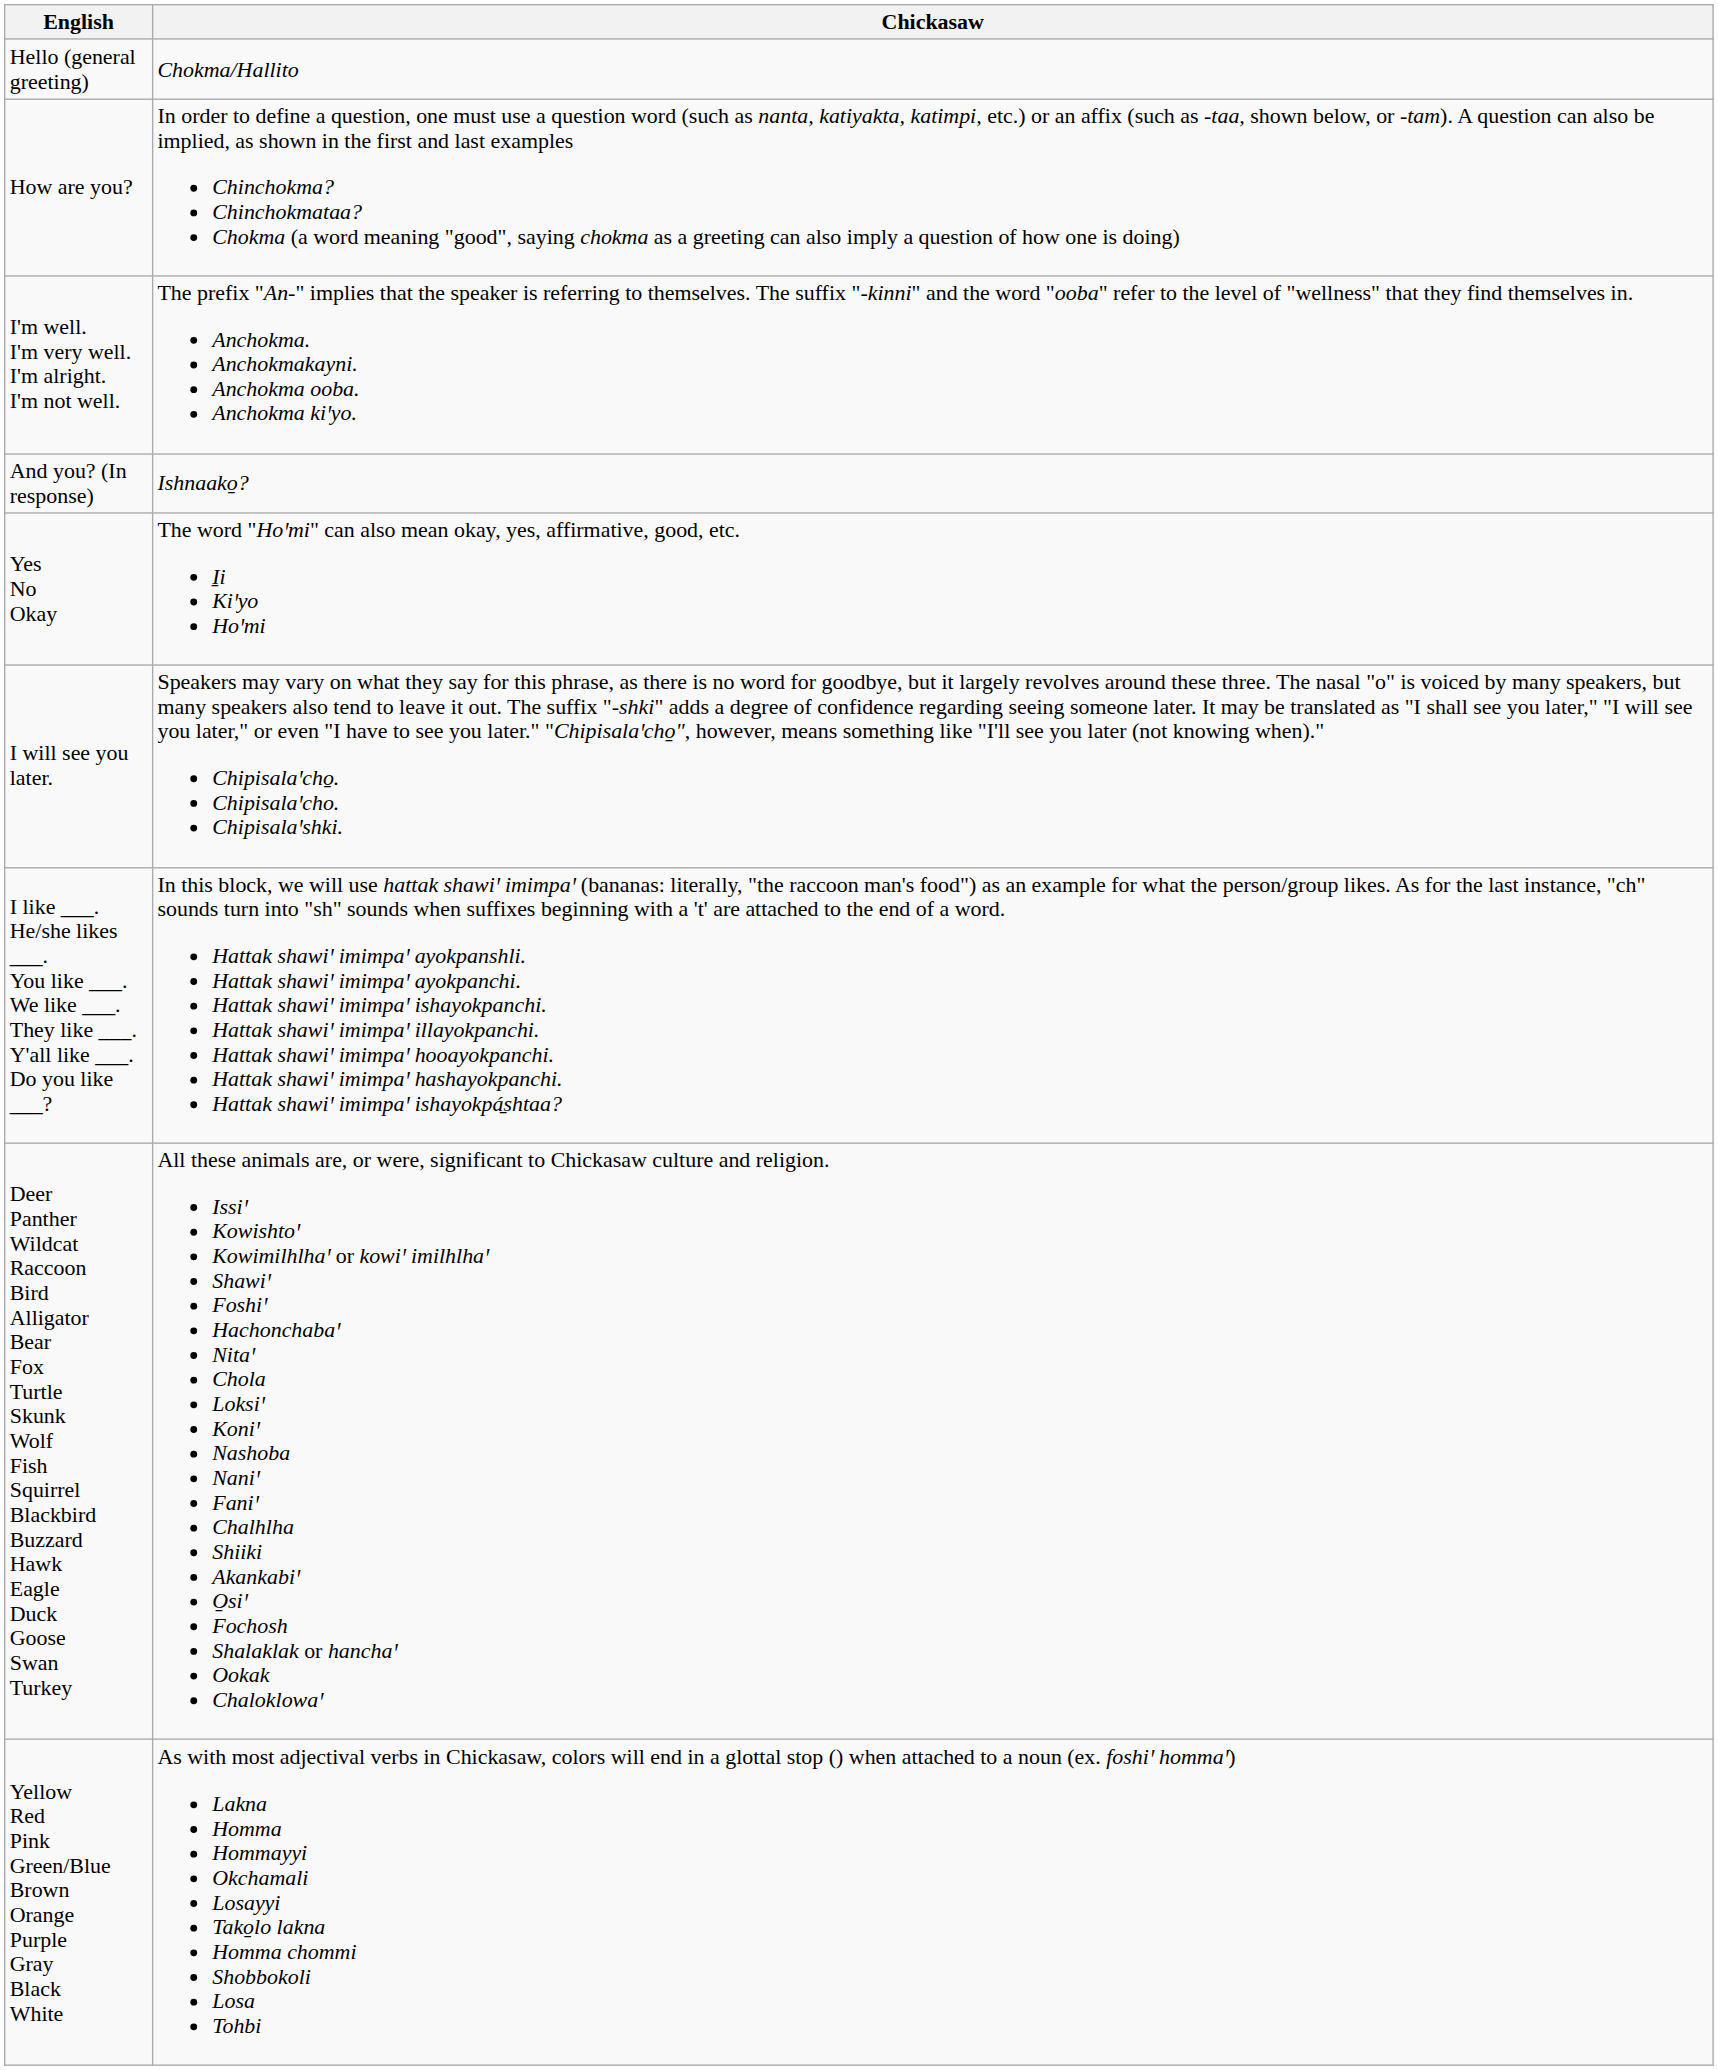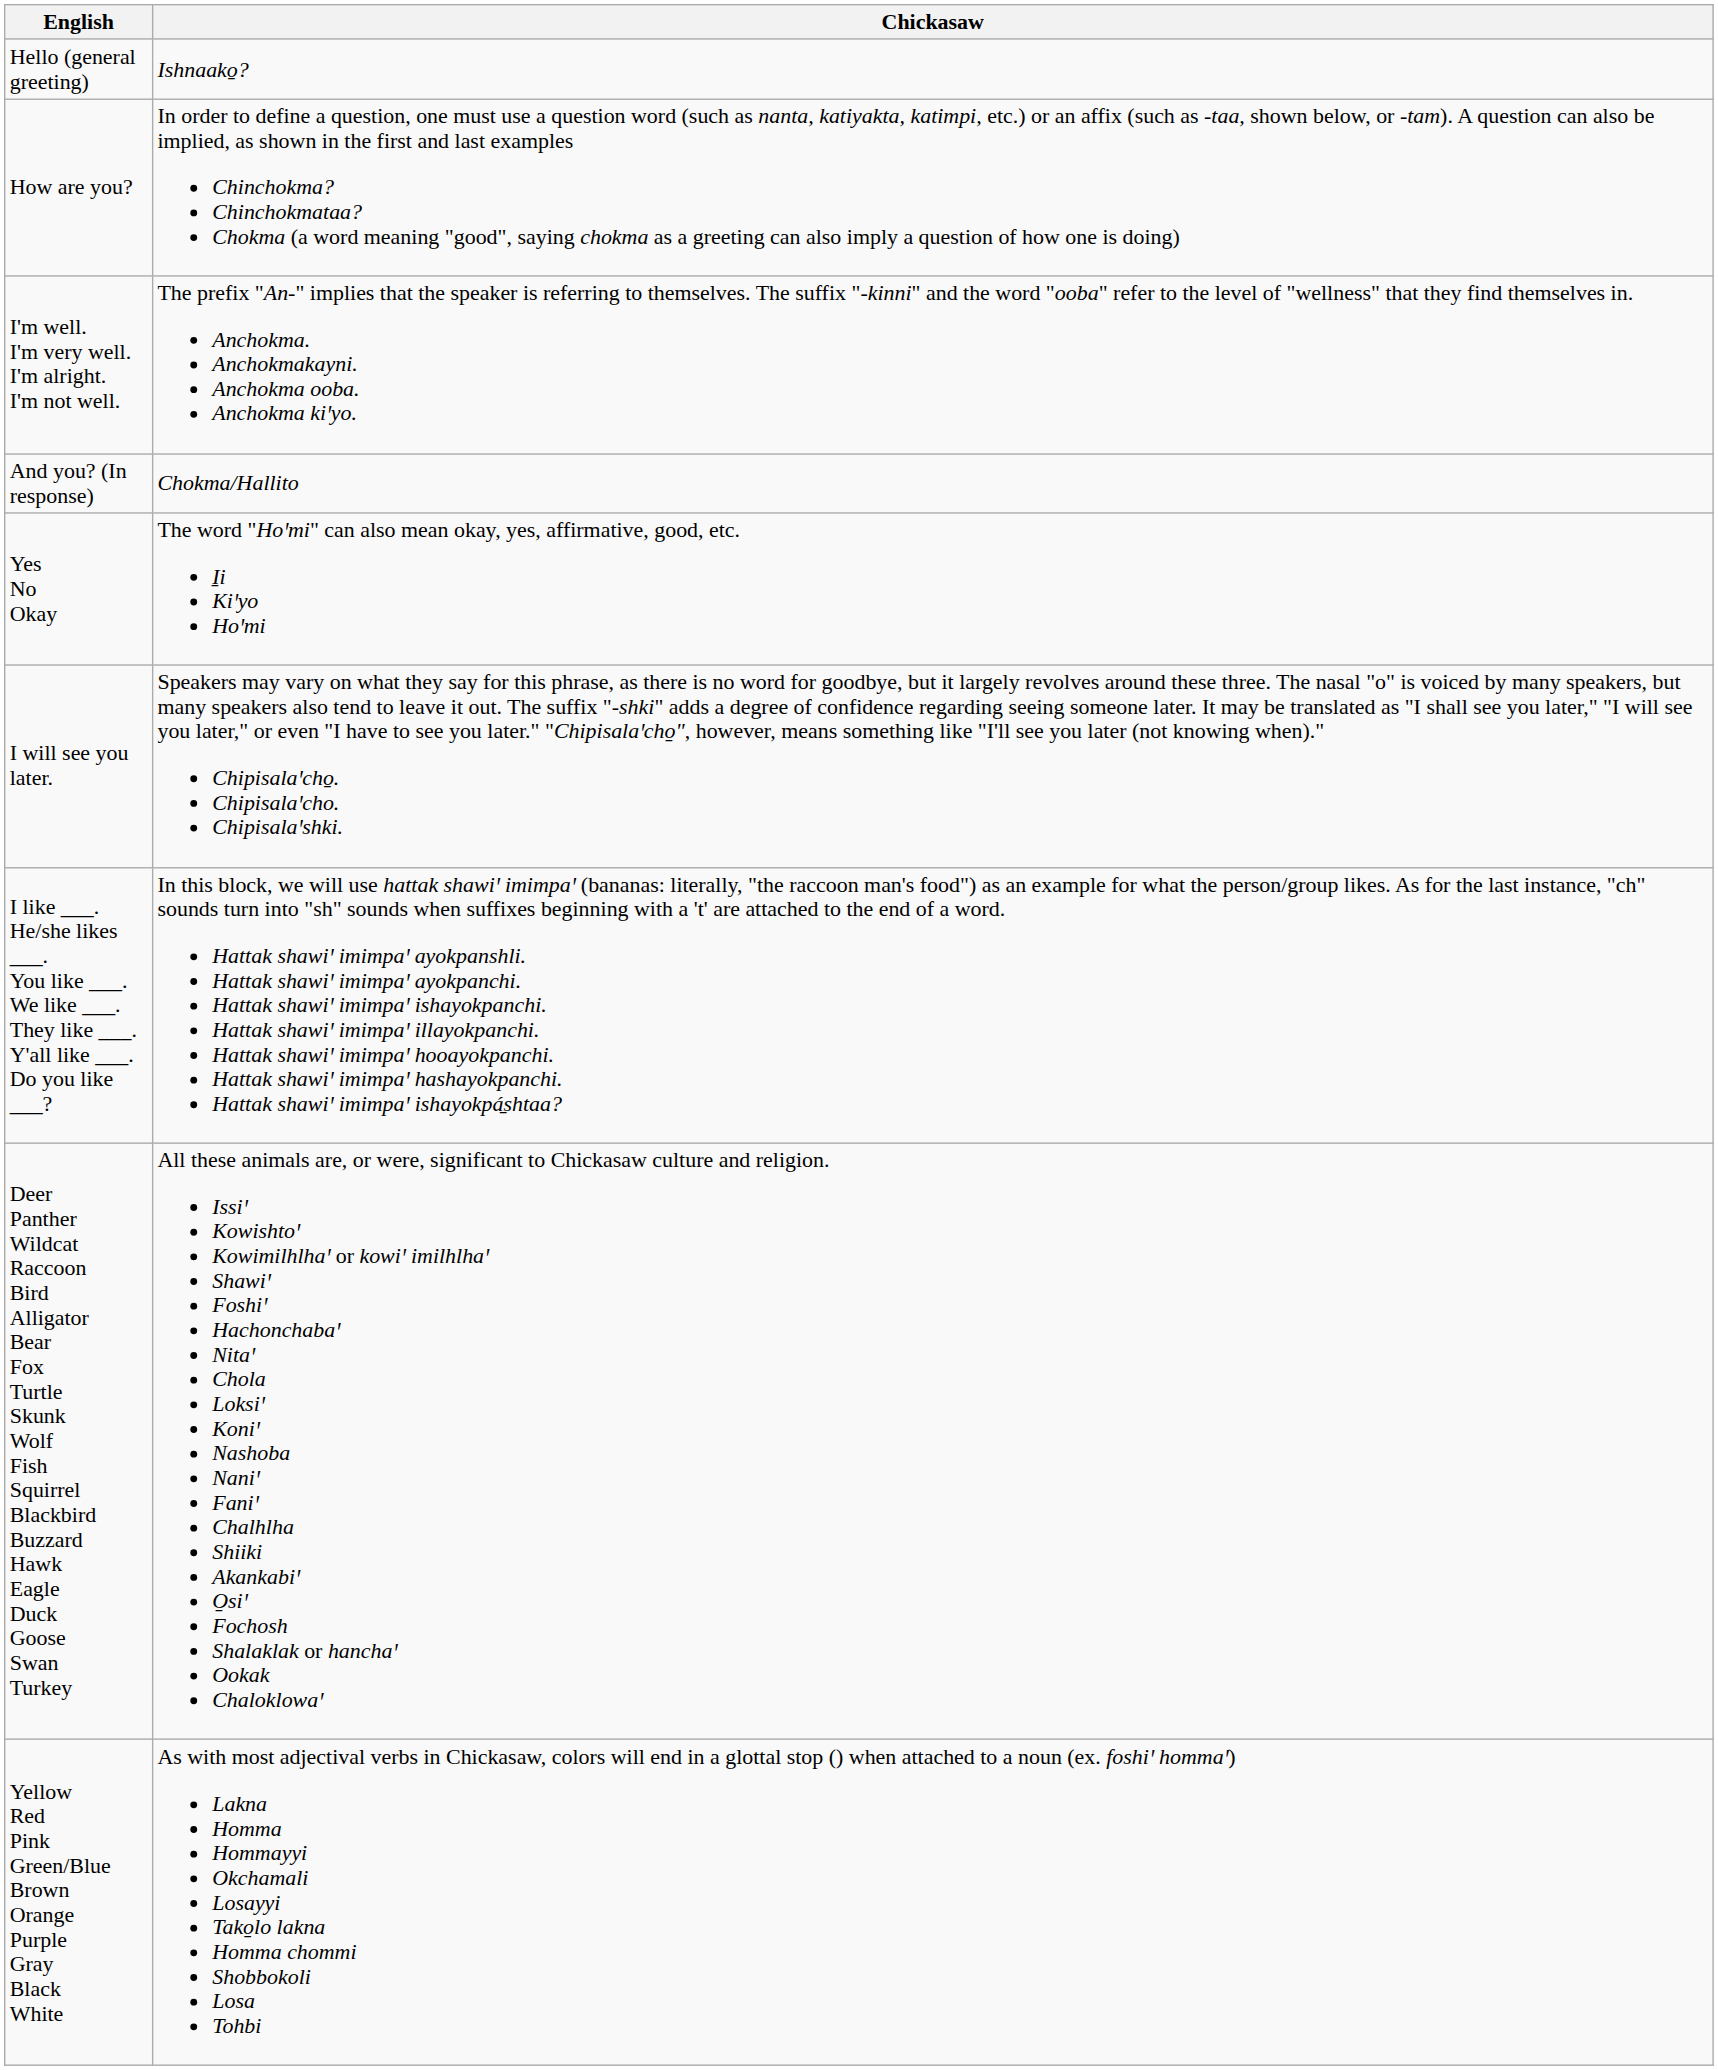(228, 68) Chokma/Hallito -> (203, 68) Ishnaako̱?
(203, 482) Ishnaako̱? -> (228, 482) Chokma/Hallito
